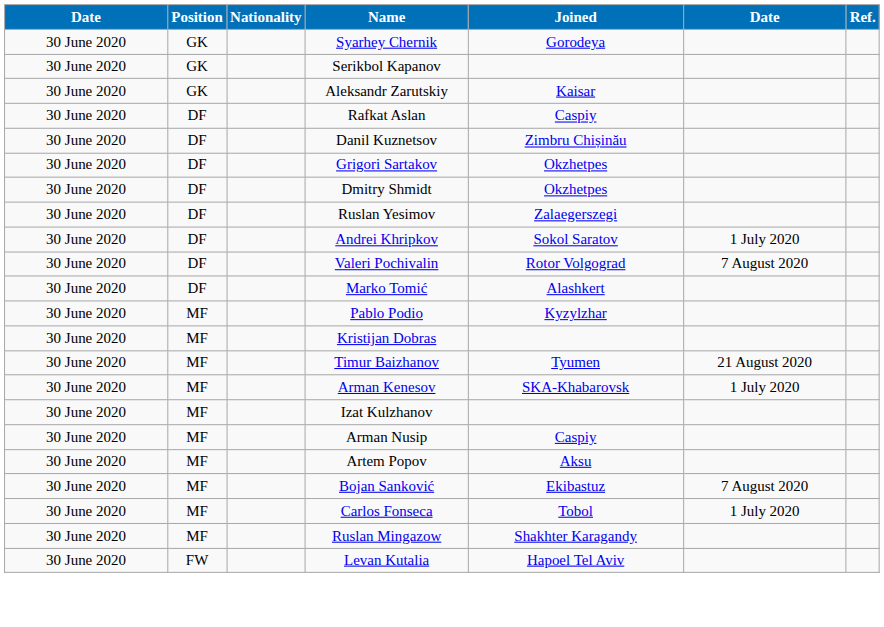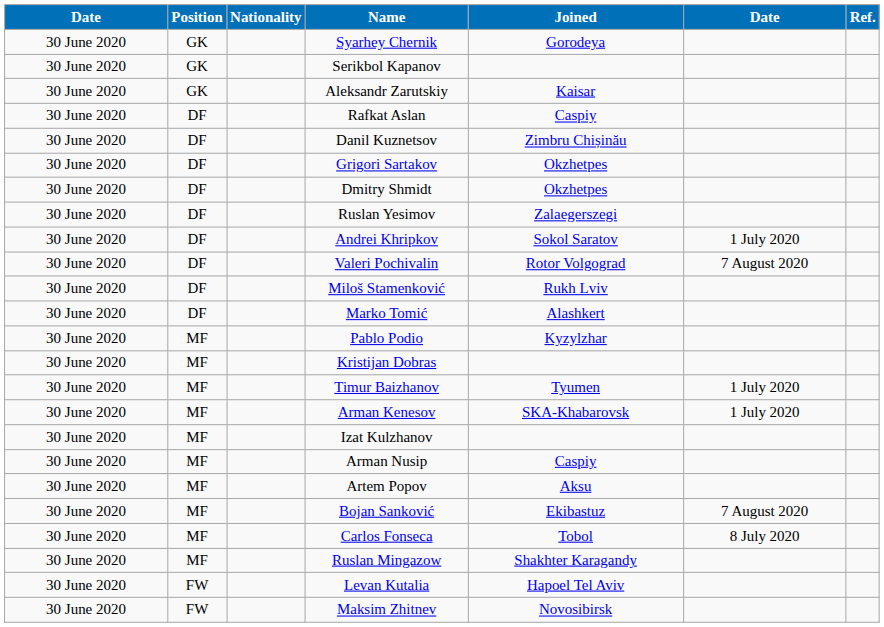+ row: (387, 288)
(765, 363) 21 August 2020 -> (765, 387) 1 July 2020
(765, 511) 1 July 2020 -> (765, 535) 8 July 2020
+ row: (387, 610)
